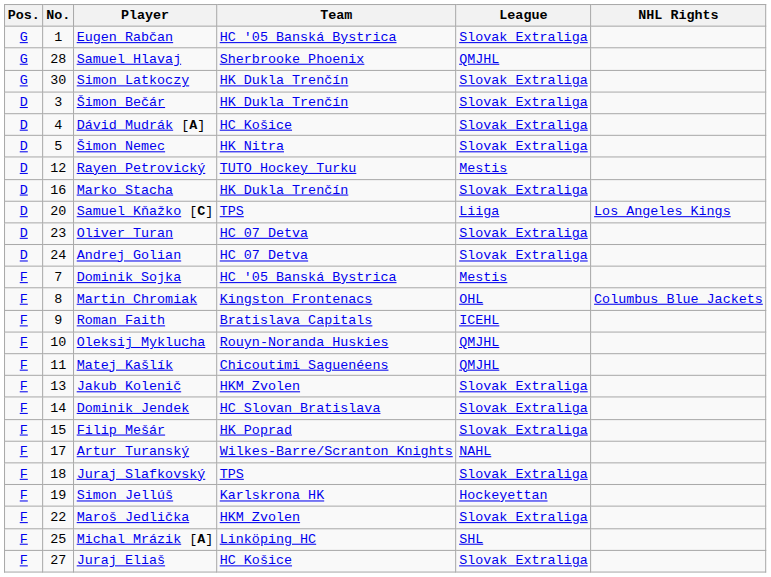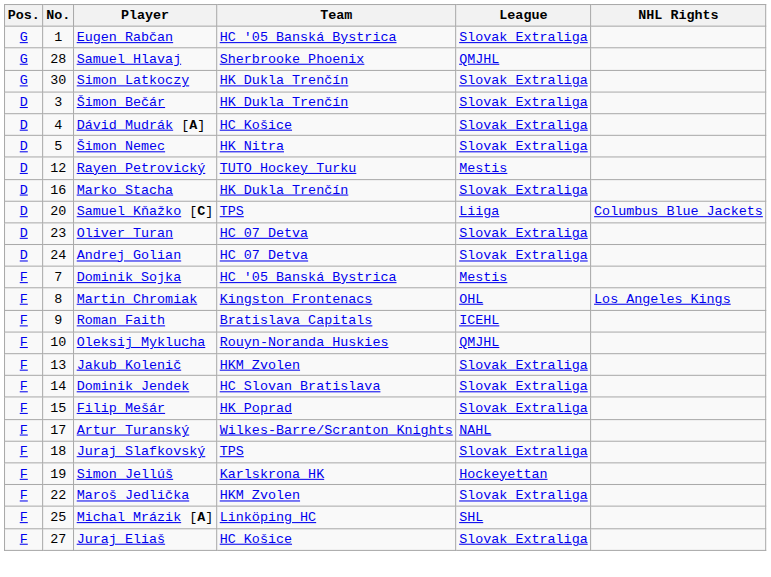(662, 212) Los Angeles Kings -> (678, 212) Columbus Blue Jackets
(678, 299) Columbus Blue Jackets -> (662, 299) Los Angeles Kings
- row: (125, 365)
